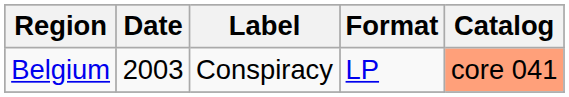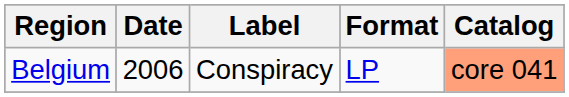(153, 69) 2003 -> (153, 69) 2006
